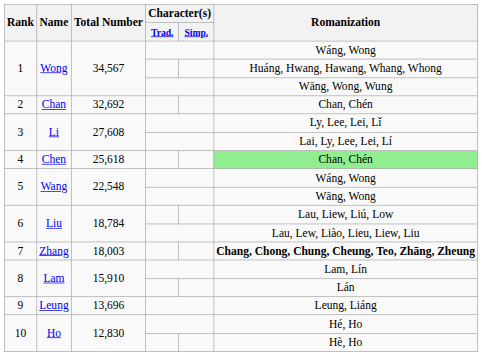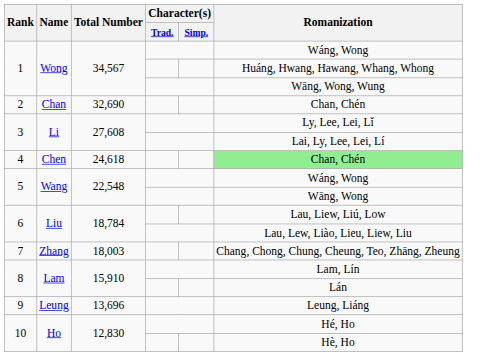(108, 104) 32,692 -> (108, 104) 32,690
(108, 159) 25,618 -> (108, 159) 24,618
(346, 251) bold -> (338, 251) normal
